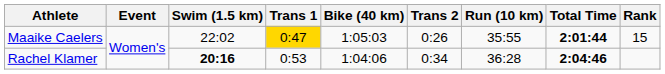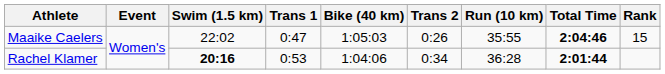(293, 37) gold background -> (293, 37) no background
(583, 37) 2:01:44 -> (583, 37) 2:04:46
(583, 59) 2:04:46 -> (583, 59) 2:01:44
